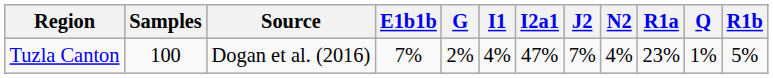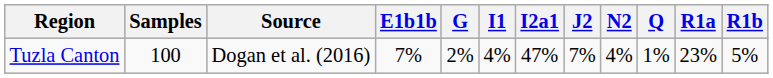columns swapped: (703, 21) <-> (661, 21)
